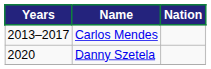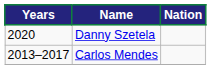rows swapped: (116, 35) <-> (115, 54)
